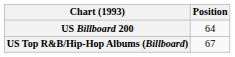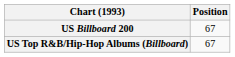(210, 28) 64 -> (210, 28) 67
